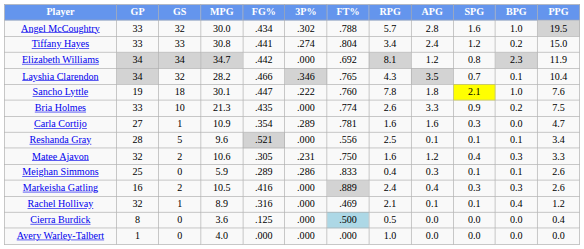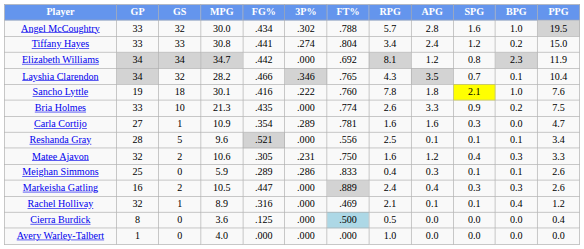(264, 92) .447 -> (264, 92) .416
(264, 188) .416 -> (264, 188) .447
